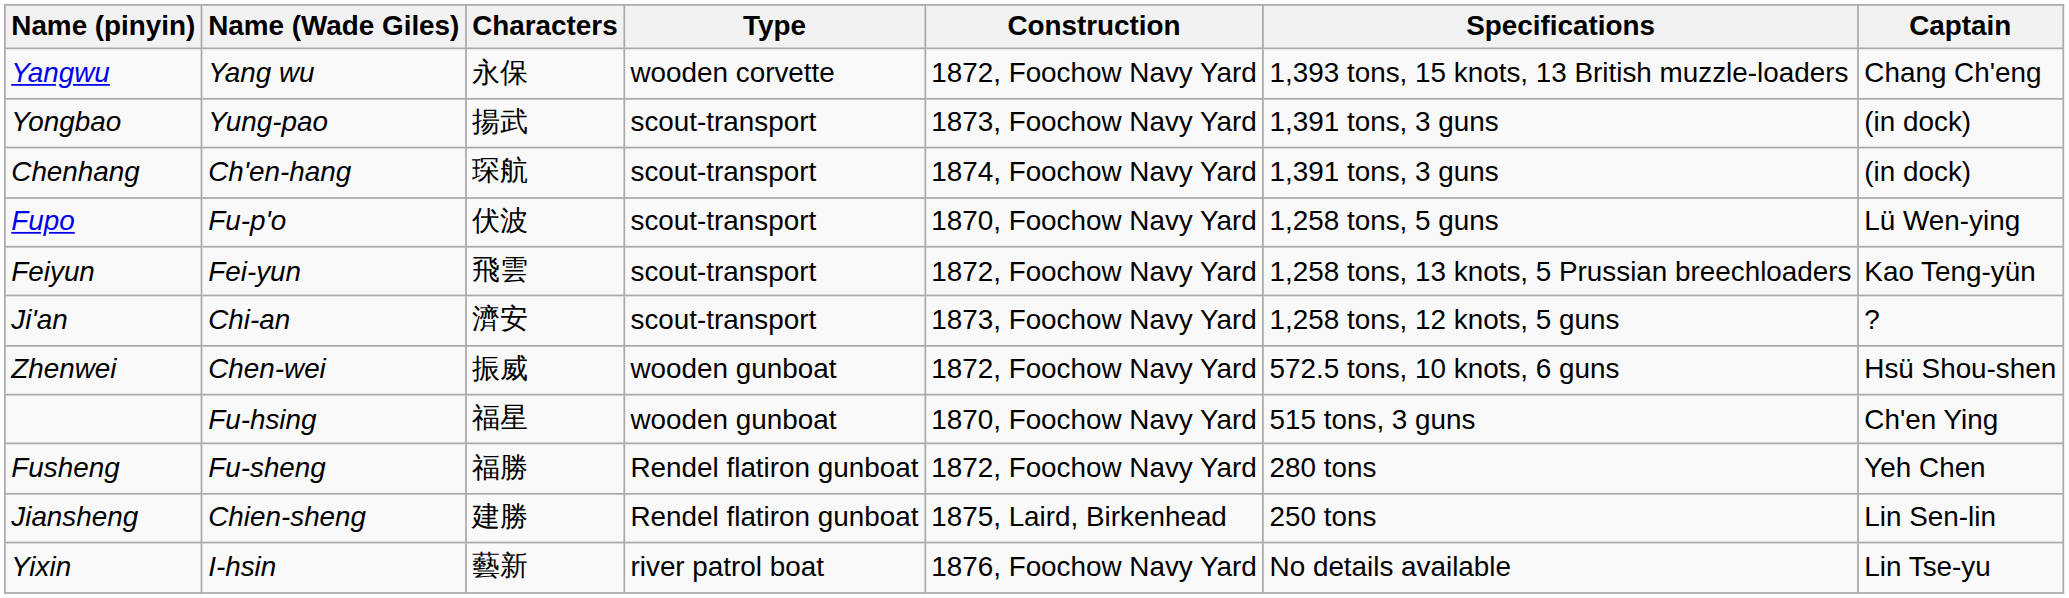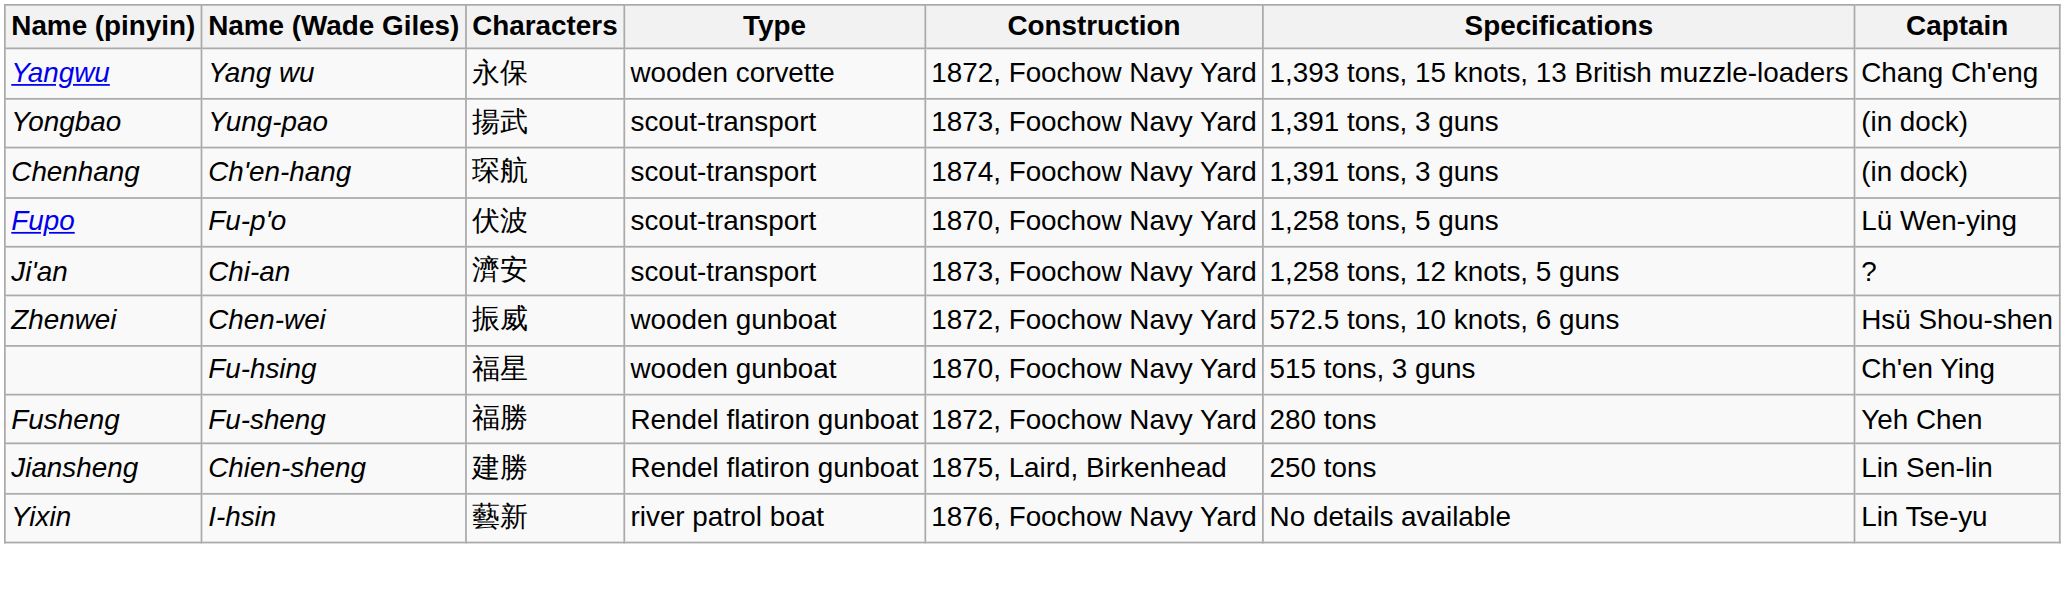- row: (53, 270)
